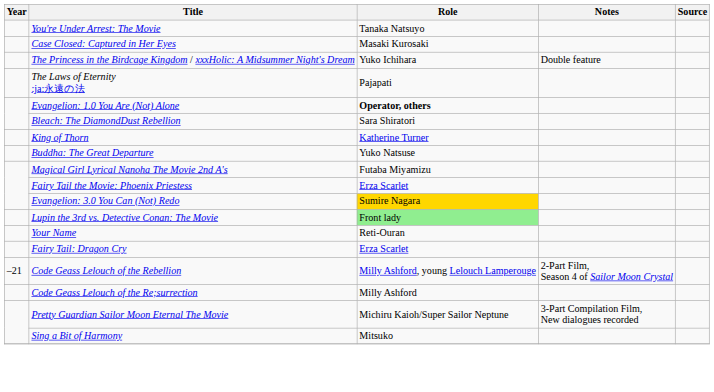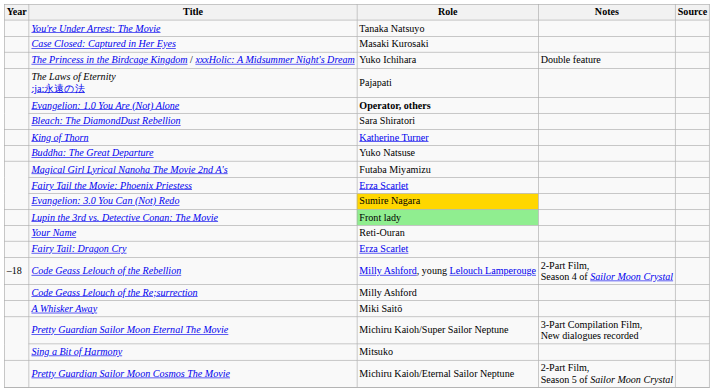(14, 271) –21 -> (14, 271) –18
+ row: (64, 308)
+ row: (131, 373)
